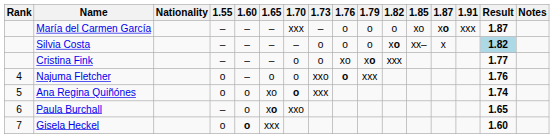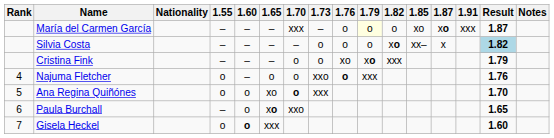(370, 29) no background -> (370, 29) lightyellow background
(498, 61) 1.77 -> (498, 61) 1.79
(498, 93) 1.74 -> (498, 93) 1.70
